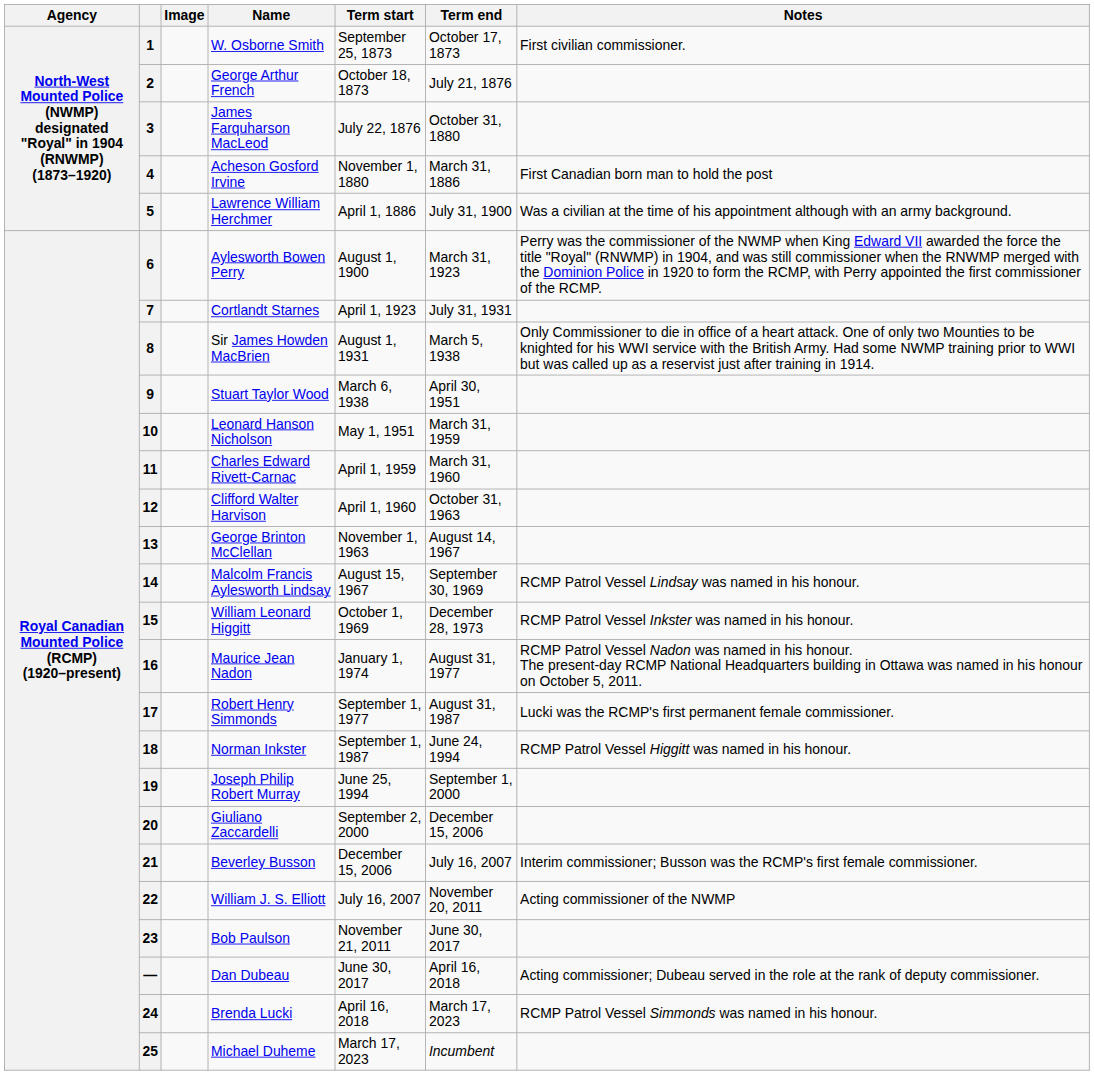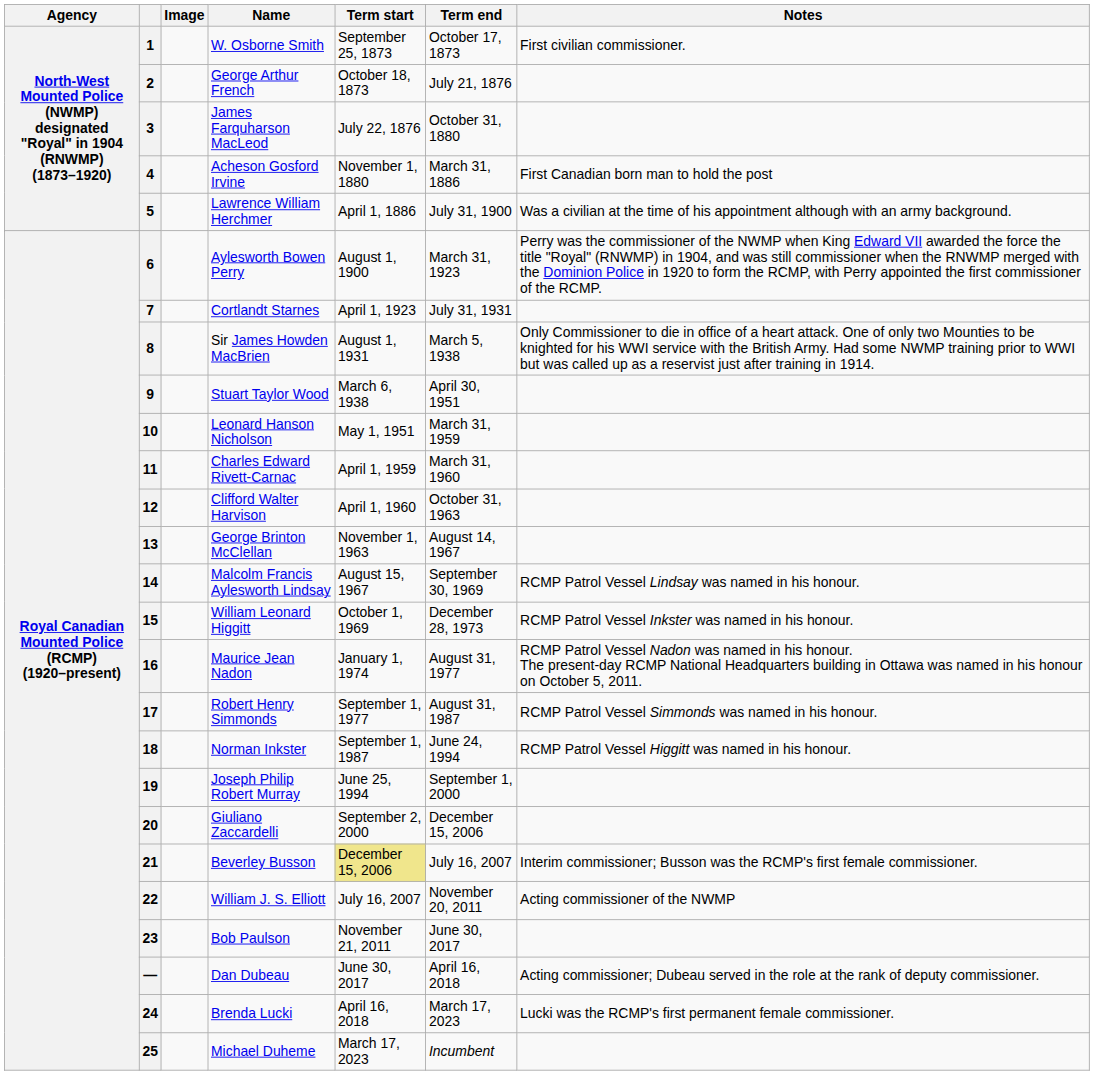(707, 711) Lucki was the RCMP's first permanent female commissioner. -> (699, 711) RCMP Patrol Vessel Simmonds was named in his honour.
(370, 862) no background -> (370, 862) khaki background
(699, 1013) RCMP Patrol Vessel Simmonds was named in his honour. -> (707, 1013) Lucki was the RCMP's first permanent female commissioner.
